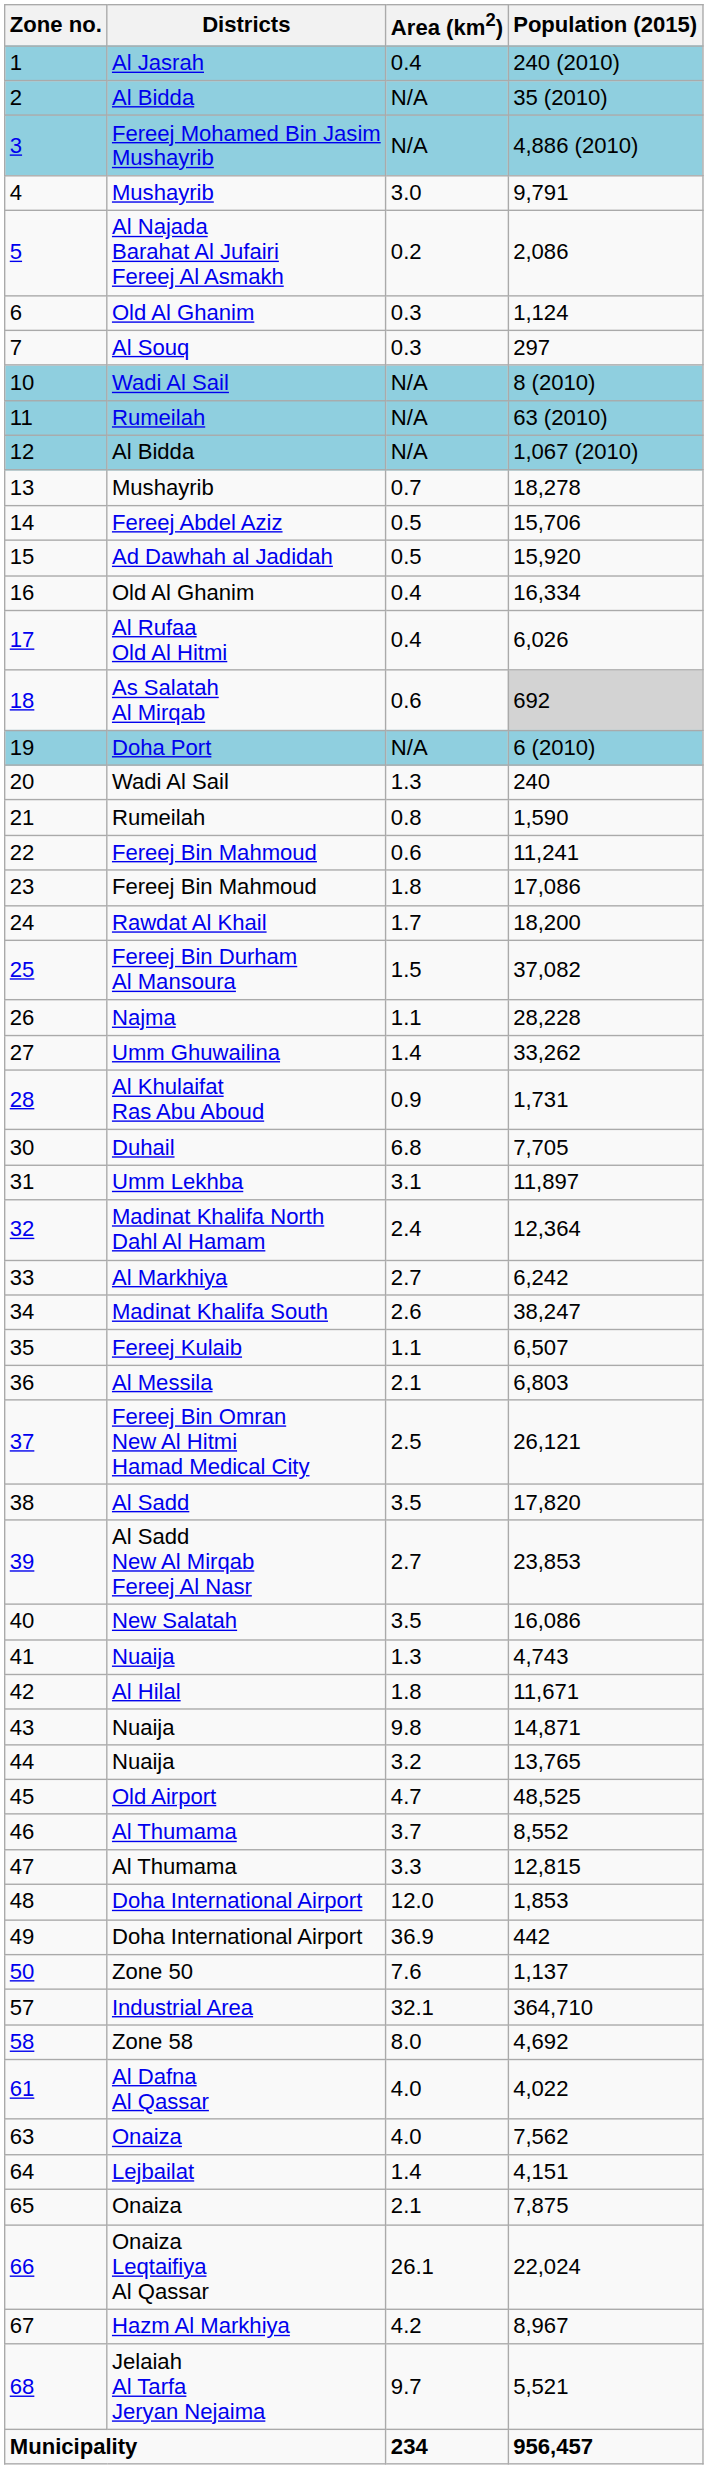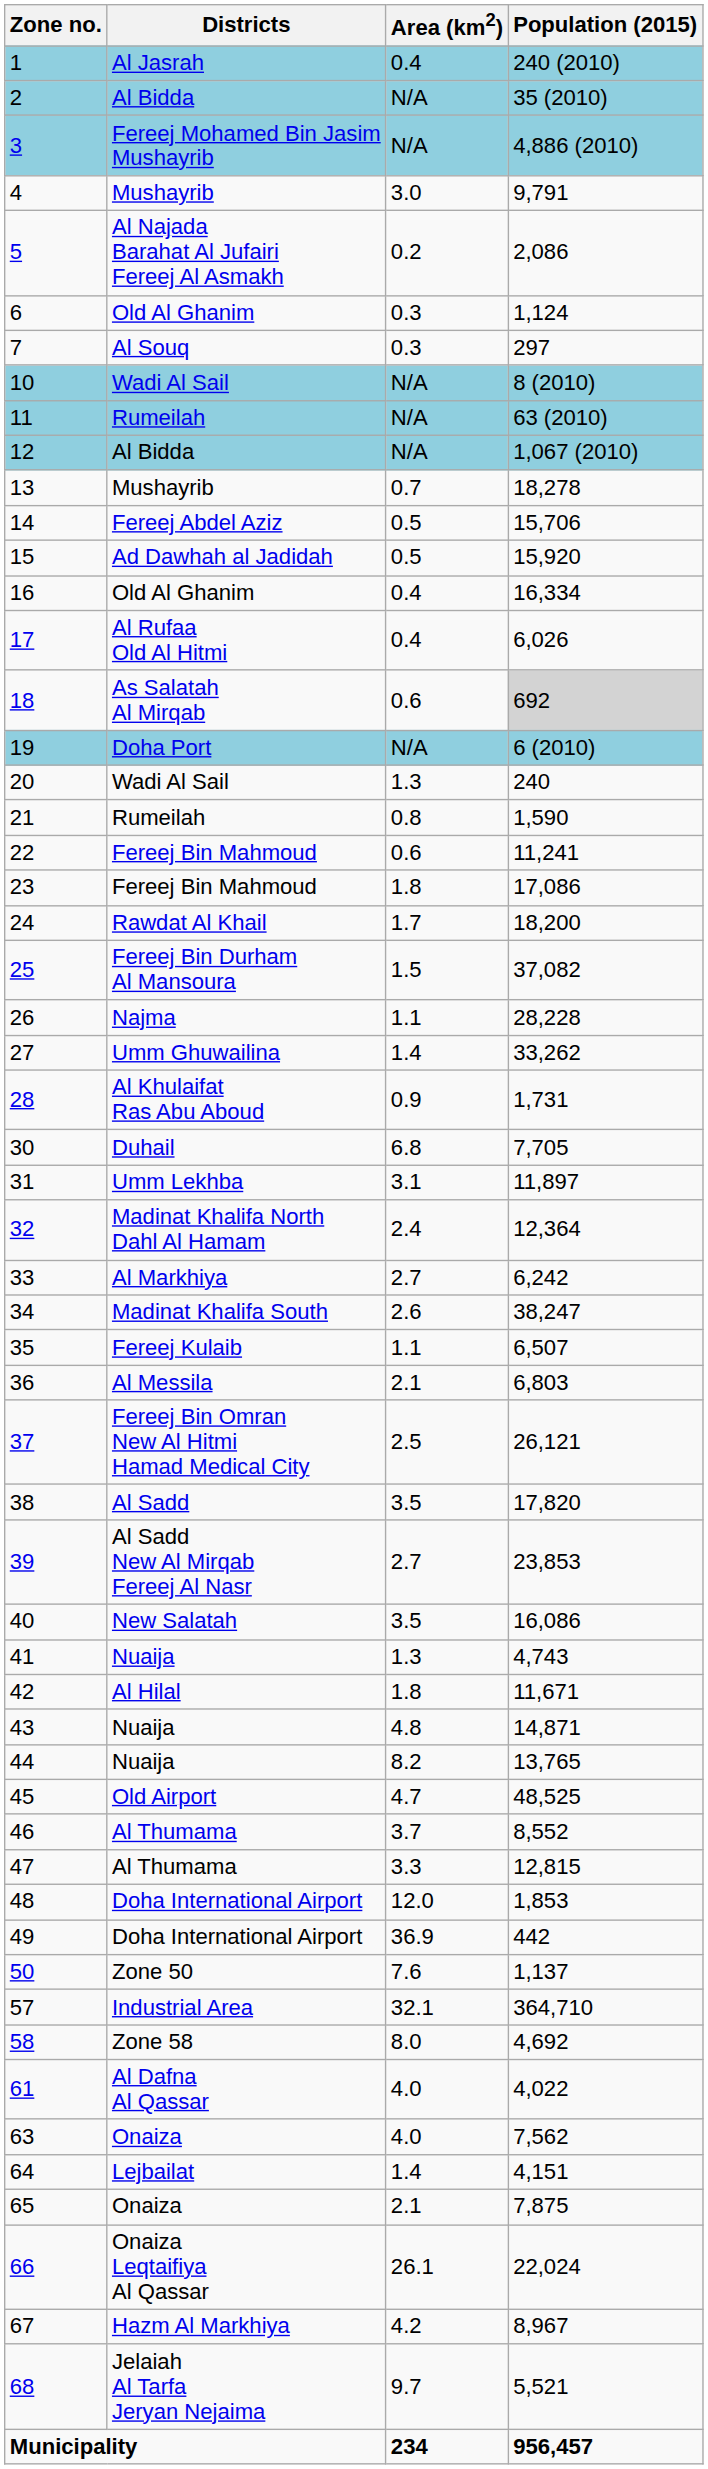(406, 1726) 9.8 -> (406, 1726) 4.8
(406, 1761) 3.2 -> (406, 1761) 8.2
